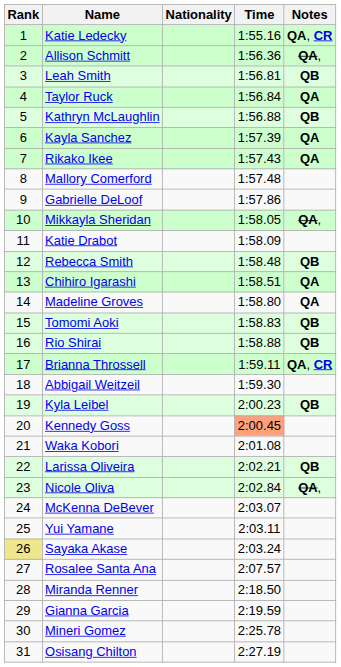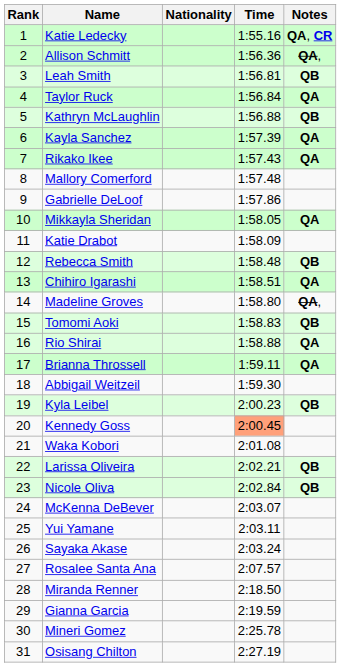(310, 220) QA, -> (310, 220) QA
(310, 302) QA -> (310, 302) QA,
(310, 343) QB -> (310, 343) QA
(310, 364) QA, CR -> (310, 364) QA
(310, 487) QA, -> (310, 487) QB
(23, 549) khaki background -> (23, 549) no background
